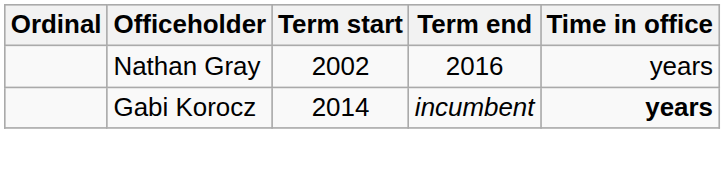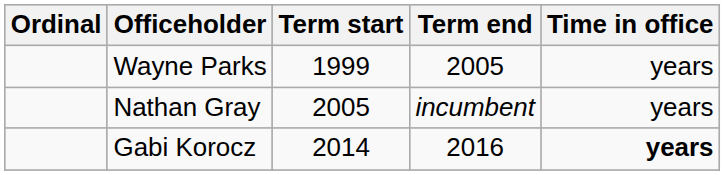+ row: (190, 66)
(341, 66) 2002 -> (341, 107) 2005
(475, 66) 2016 -> (475, 107) incumbent
(475, 107) incumbent -> (475, 148) 2016
